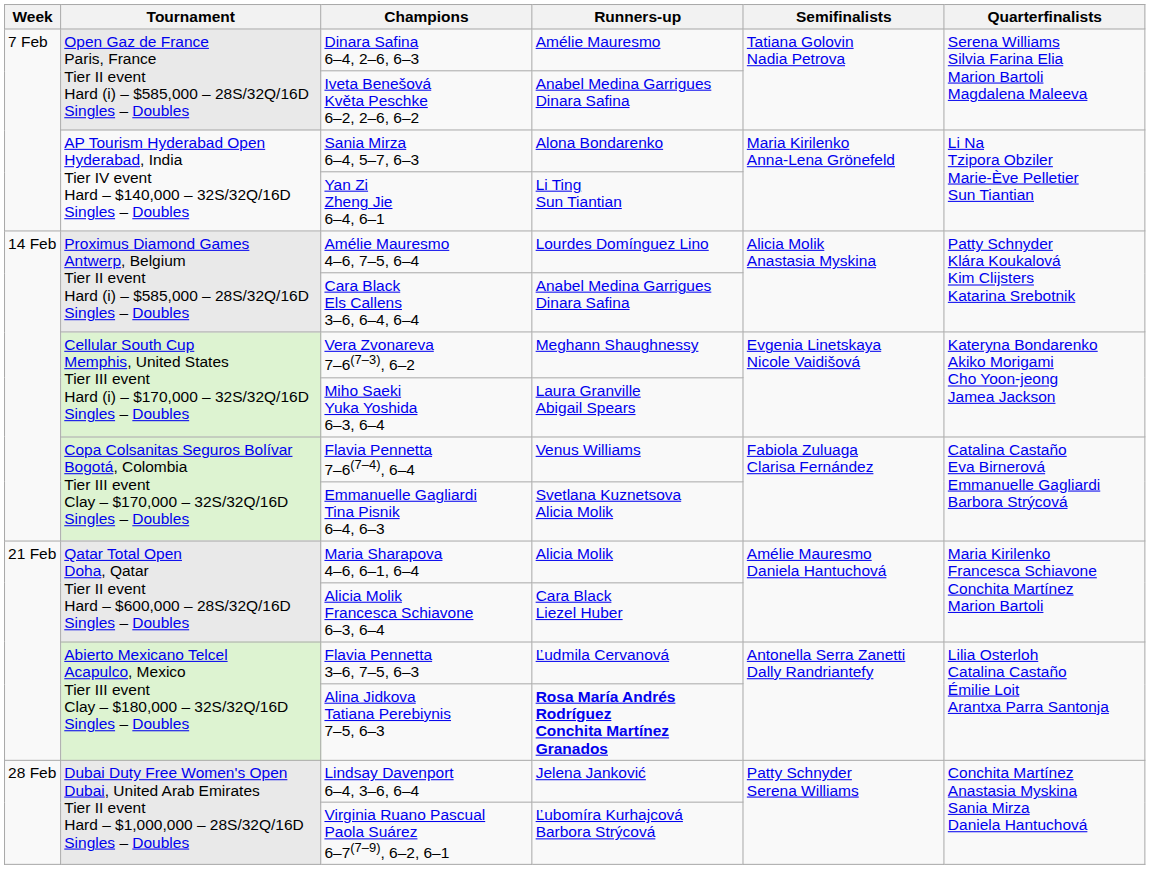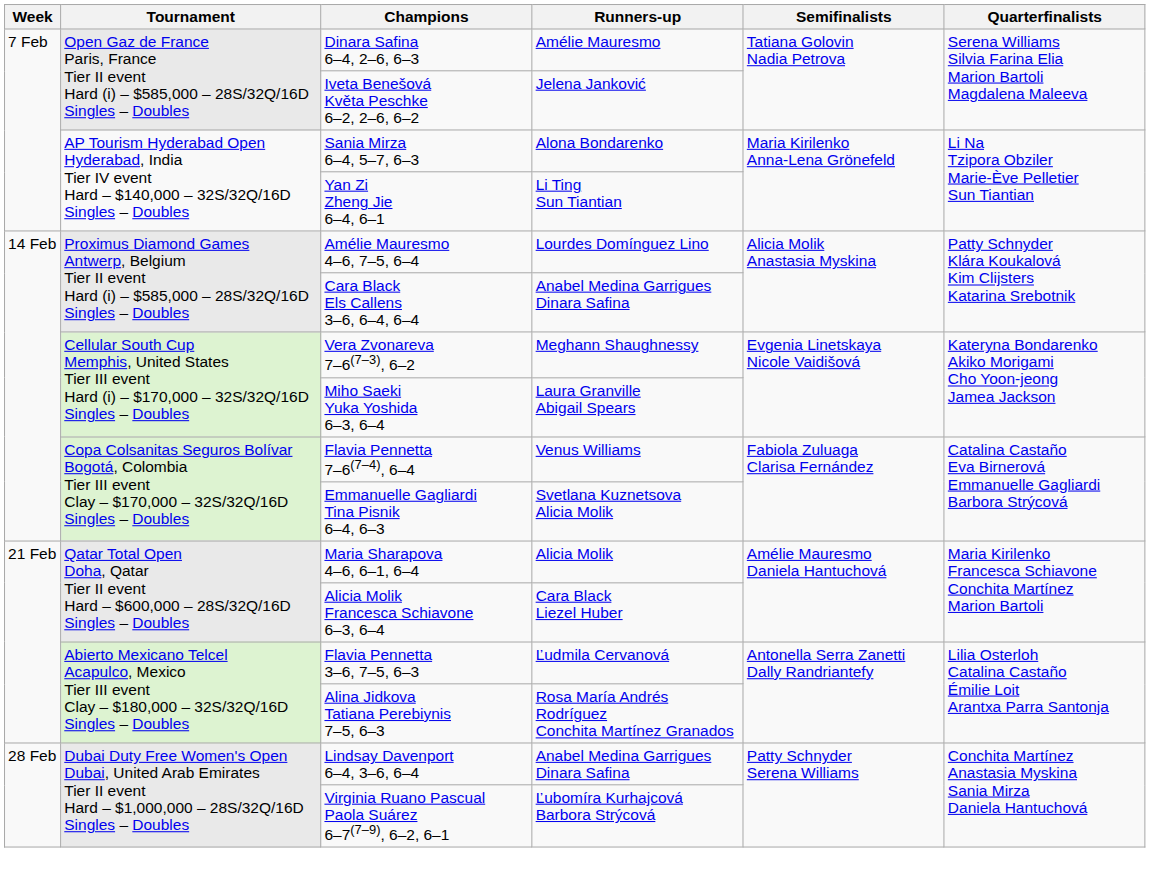(623, 92) Anabel Medina Garrigues Dinara Safina -> (591, 83) Jelena Janković
(606, 722) bold -> (635, 714) normal
(591, 773) Jelena Janković -> (623, 764) Anabel Medina Garrigues Dinara Safina
